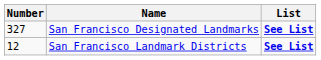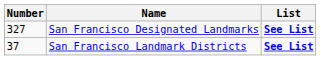(13, 46) 12 -> (13, 46) 37
